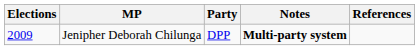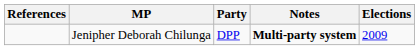columns swapped: (32, 14) <-> (382, 14)
